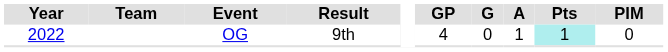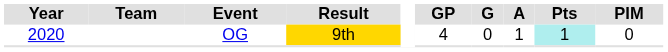(46, 34) 2022 -> (46, 34) 2020
(343, 34) no background -> (343, 34) gold background
